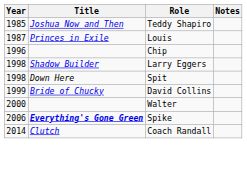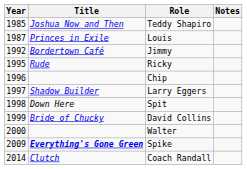+ row: (160, 51)
+ row: (160, 64)
(16, 64) 1998 -> (16, 91) 1997
(16, 118) 2006 -> (16, 144) 2009
